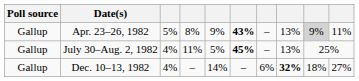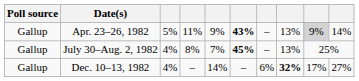(192, 31) 8% -> (192, 31) 11%
(341, 31) 11% -> (341, 31) 14%
(192, 50) 11% -> (192, 50) 8%
(217, 50) 5% -> (217, 50) 7%
(316, 68) 18% -> (316, 68) 17%
